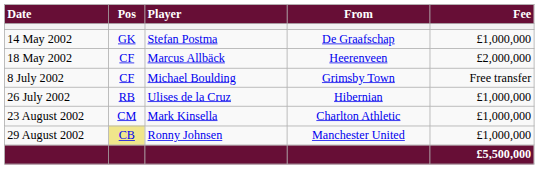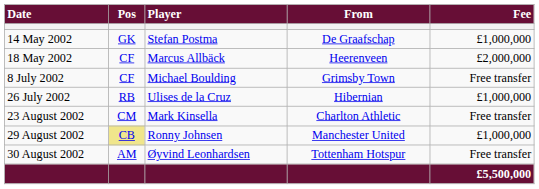(504, 116) £1,000,000 -> (500, 116) Free transfer
+ row: (46, 154)
